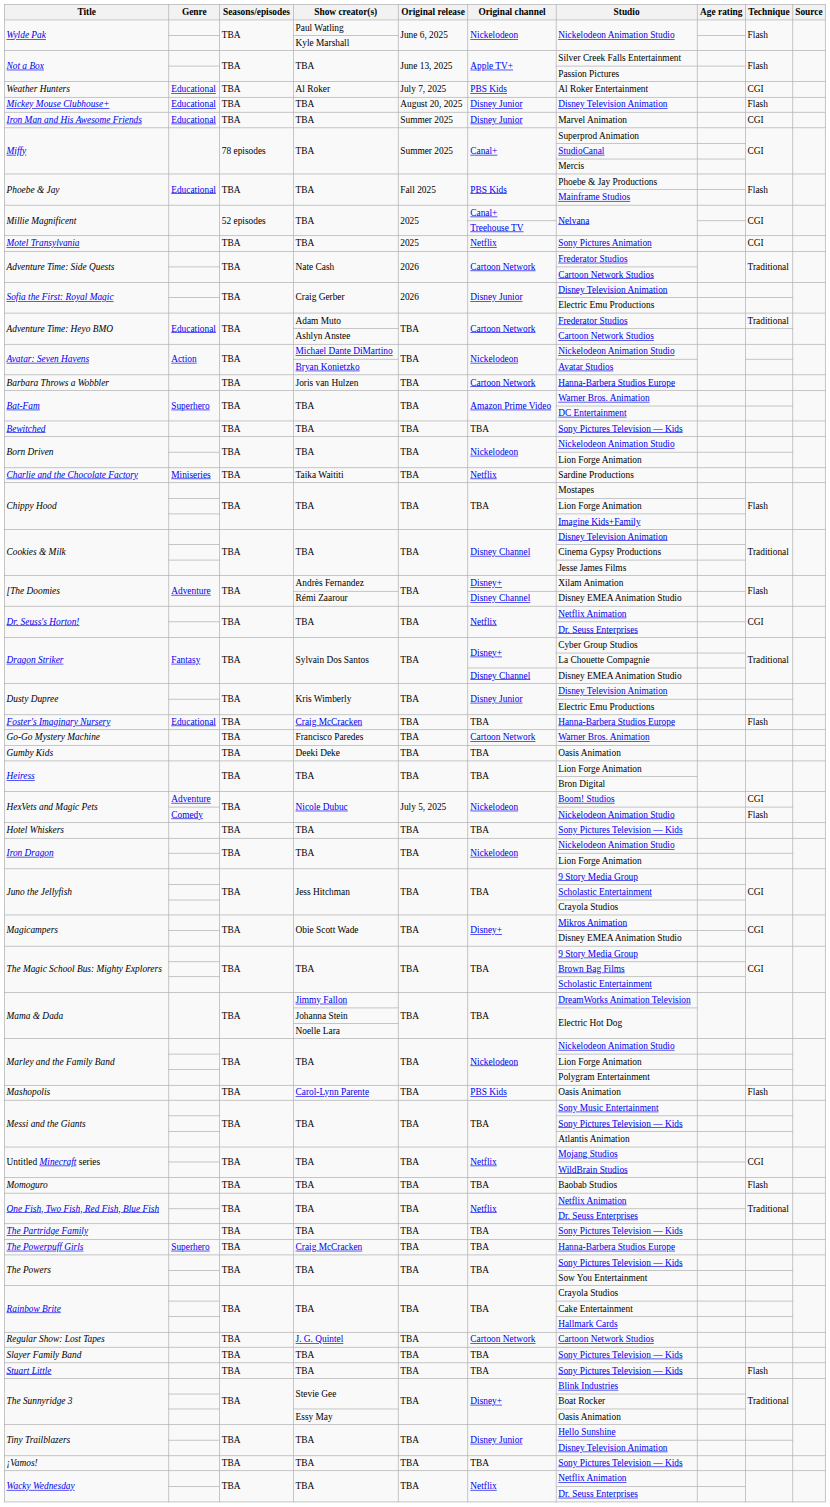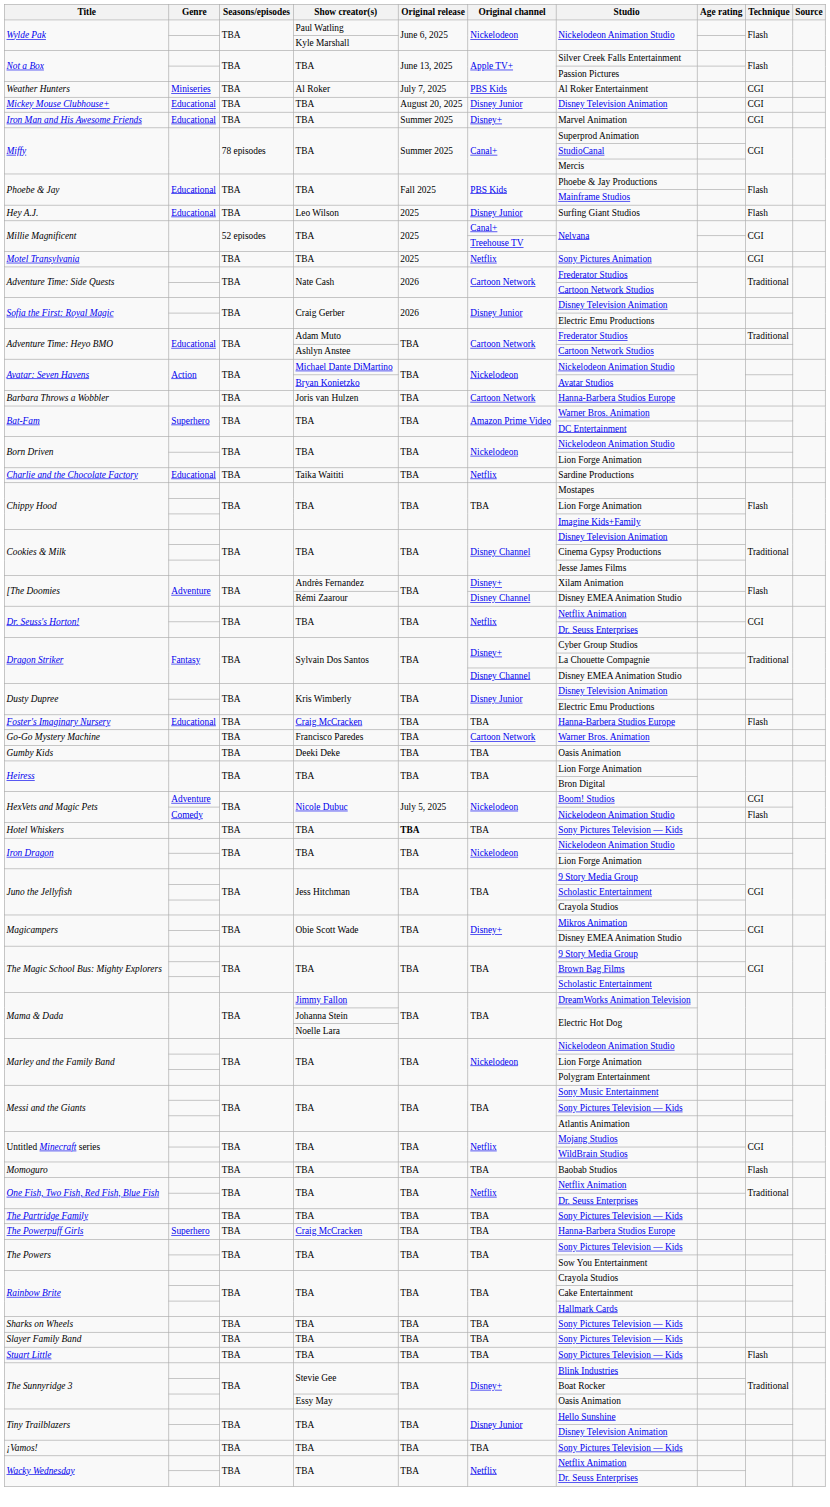(194, 89) Educational -> (191, 89) Miniseries
(758, 105) Flash -> (756, 105) CGI
(496, 120) Disney Junior -> (486, 120) Disney+
+ row: (22, 213)
- row: (26, 429)
(191, 475) Miniseries -> (194, 475) Educational
(410, 830) normal -> (410, 830) bold
- row: (28, 1093)
- row: (56, 1340)
+ row: (40, 1324)
